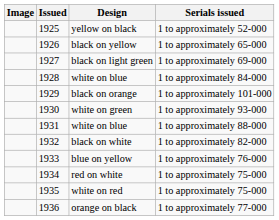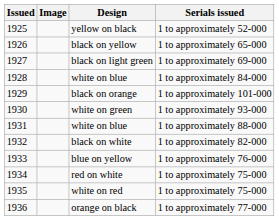columns swapped: (20, 12) <-> (53, 12)
